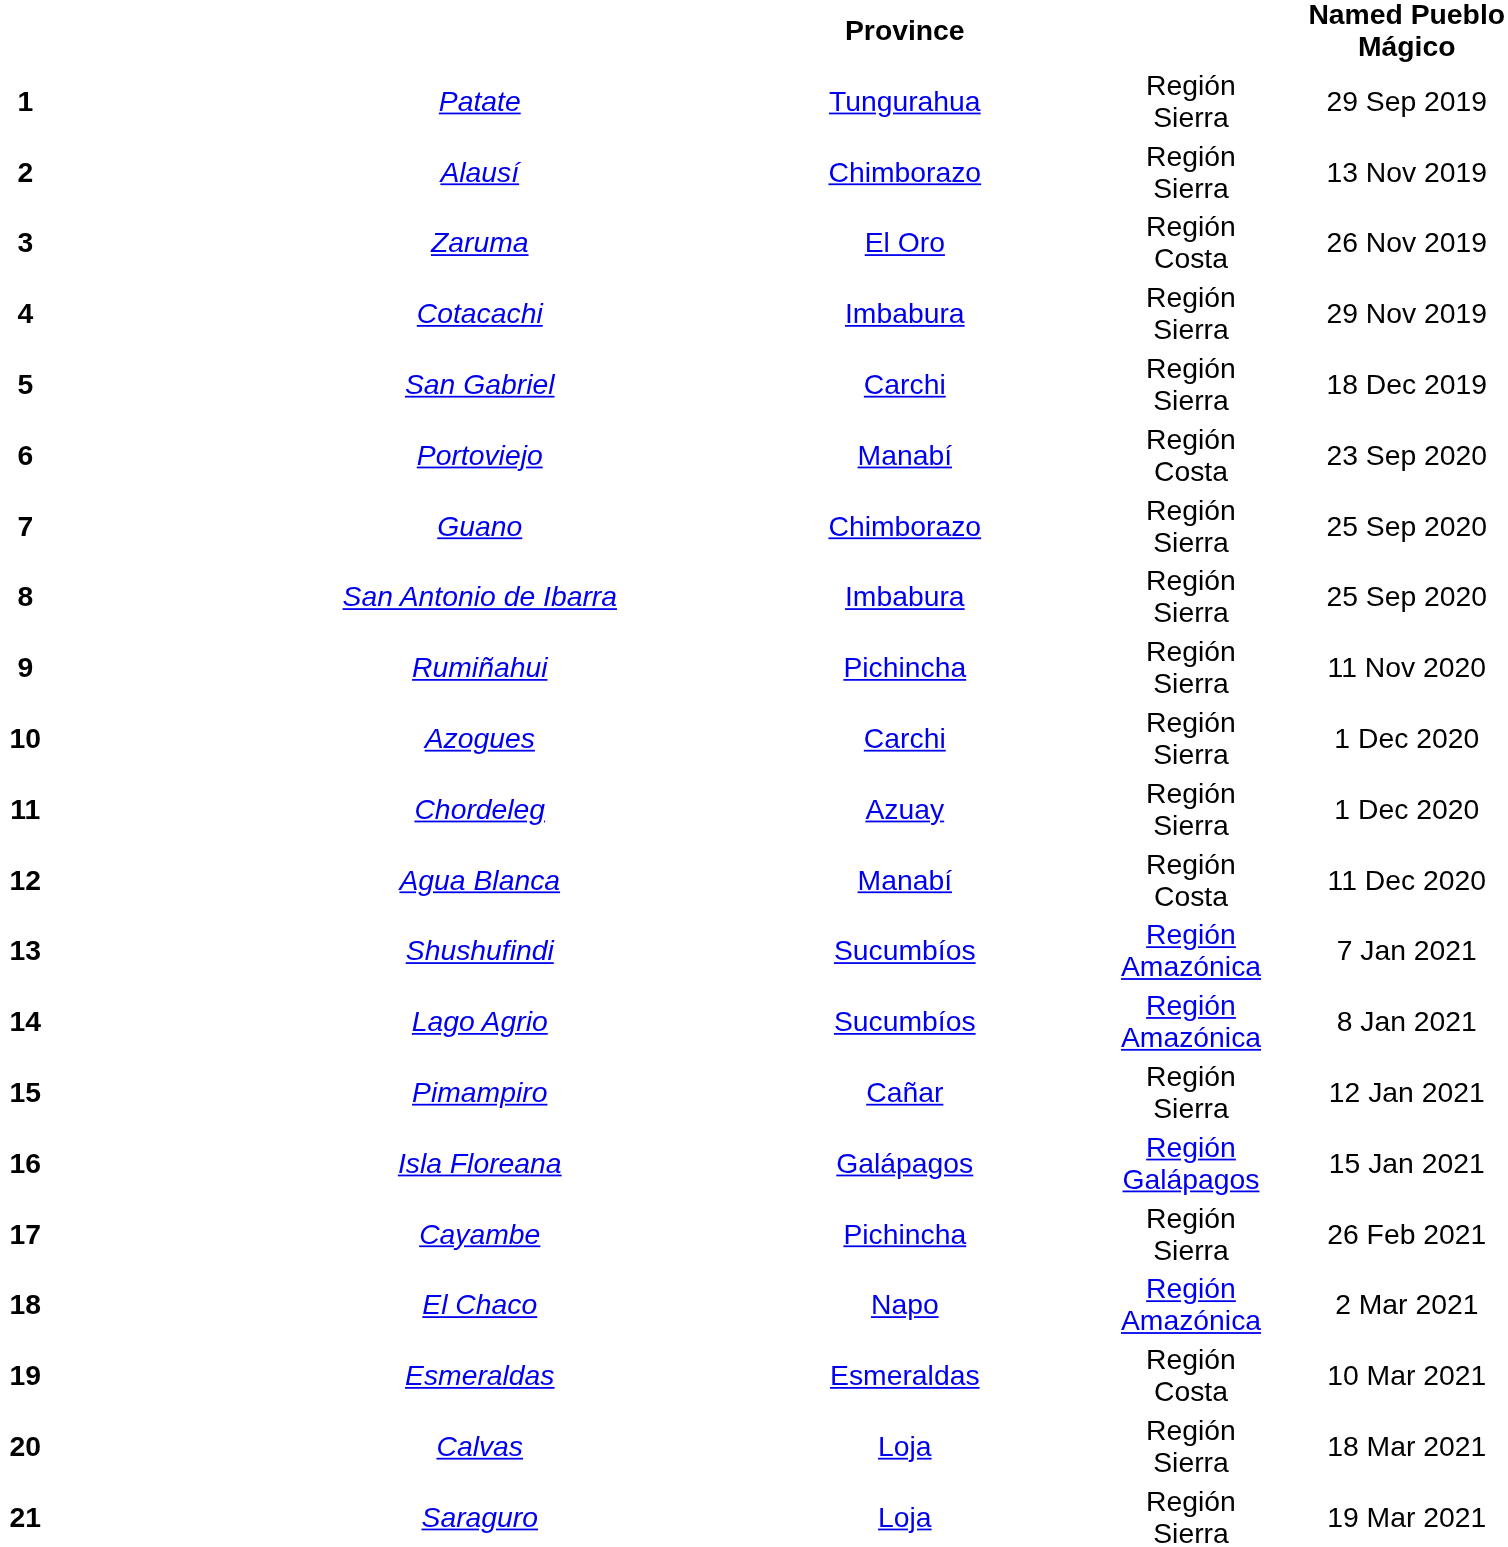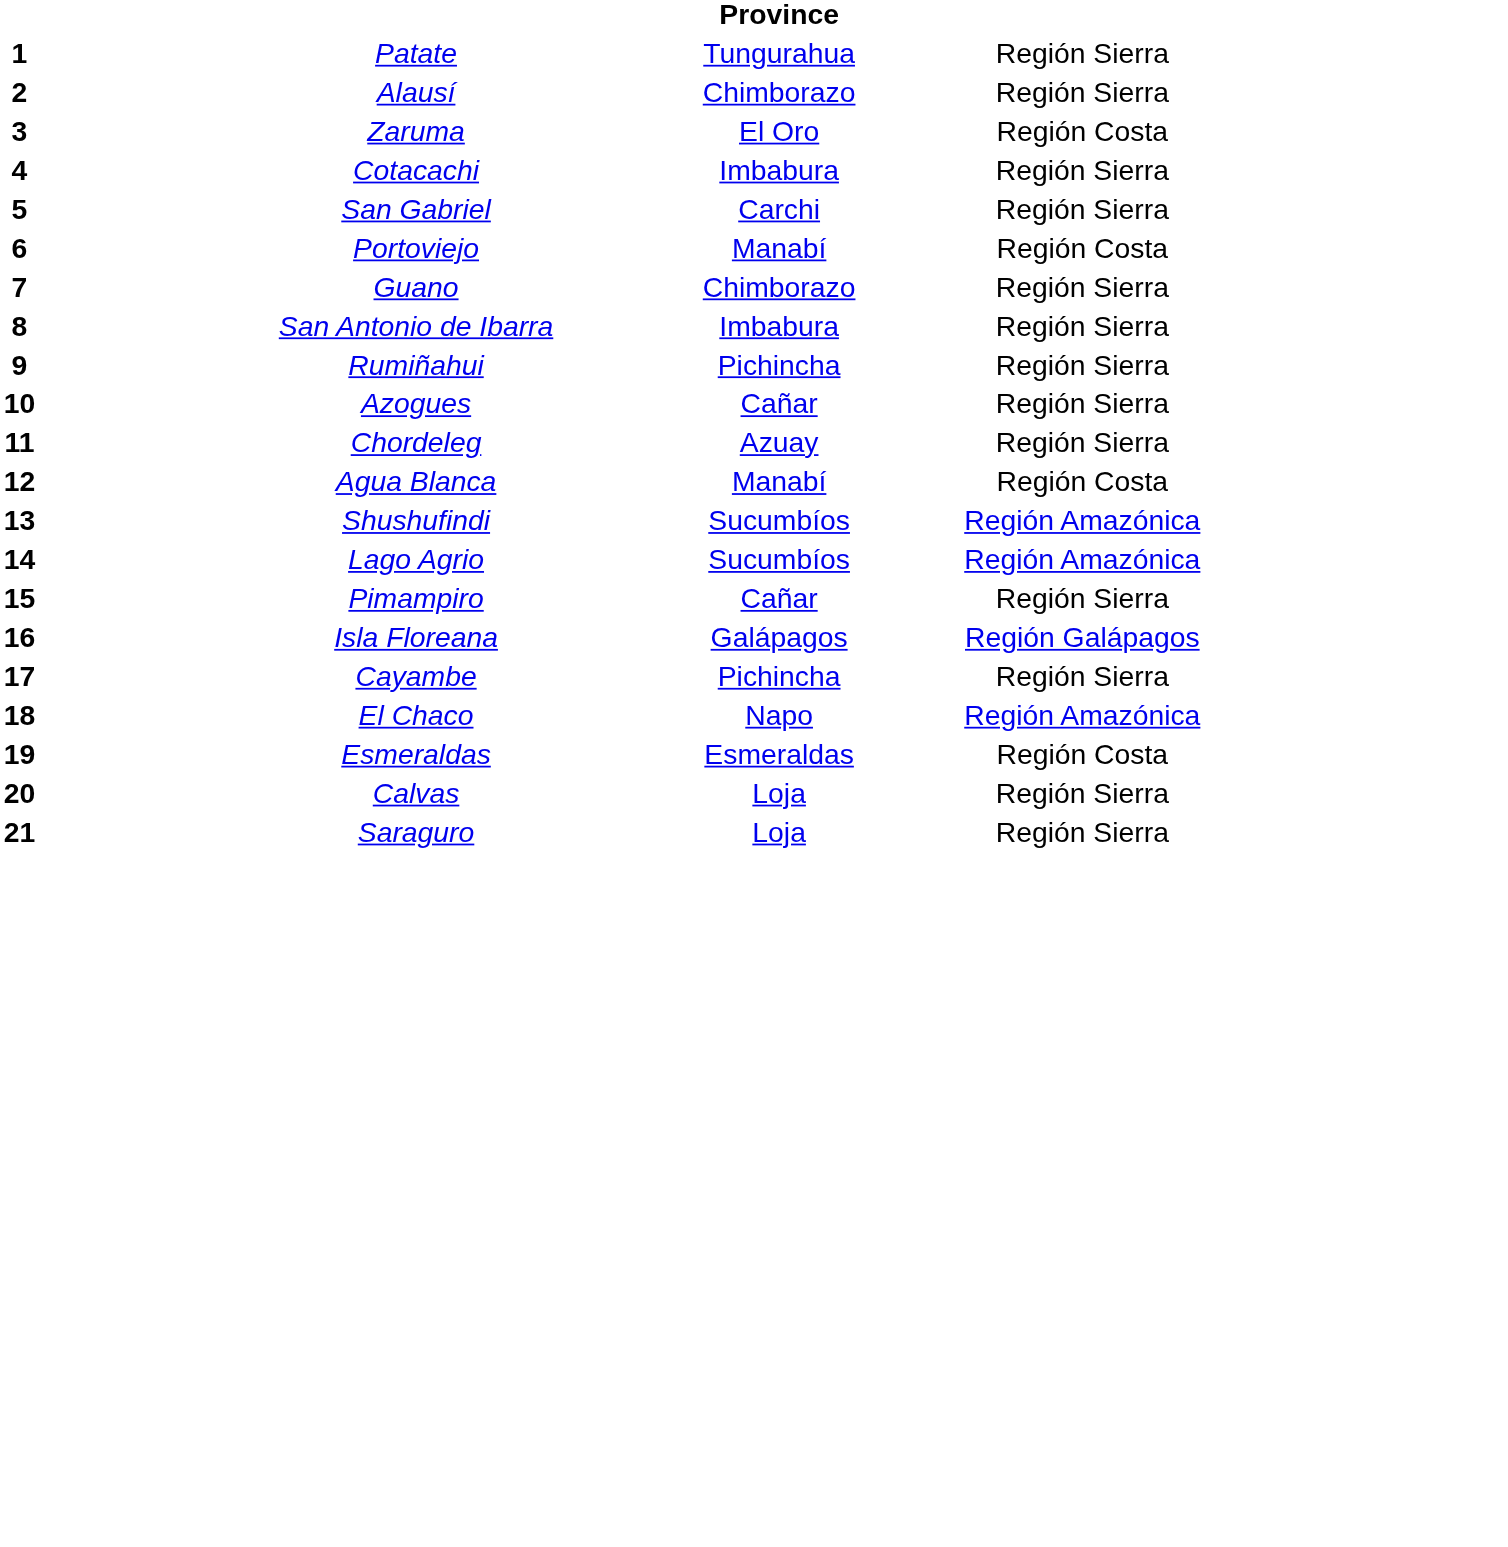- column: (1407, 30)
(905, 738) Carchi -> (779, 404) Cañar
